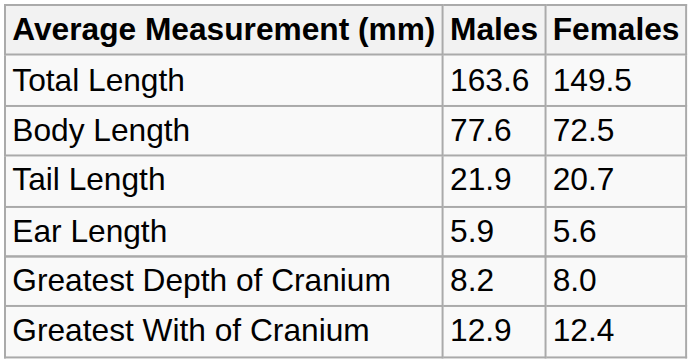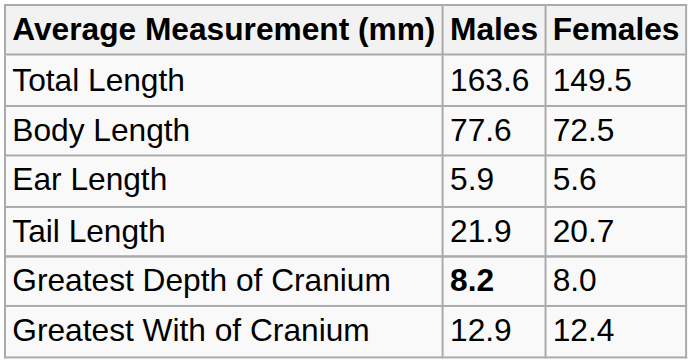rows swapped: (89, 180) <-> (90, 230)
(472, 280) normal -> (472, 280) bold
